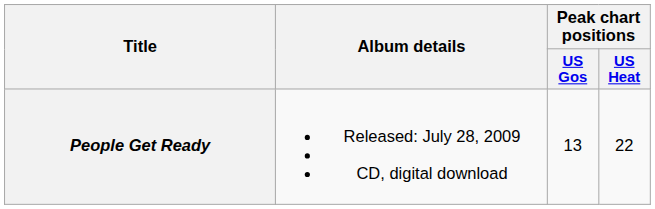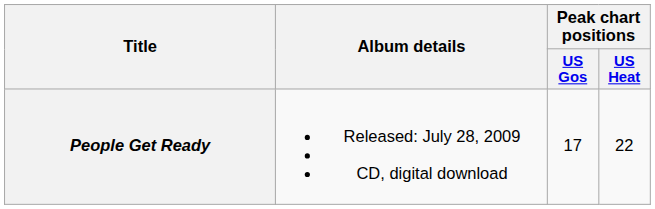(573, 146) 13 -> (573, 146) 17
